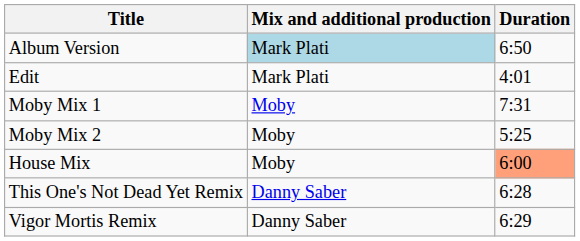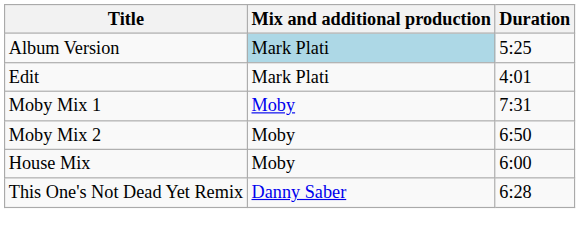(516, 47) 6:50 -> (516, 47) 5:25
(516, 134) 5:25 -> (516, 134) 6:50
(516, 163) lightsalmon background -> (516, 163) no background
- row: (83, 221)
